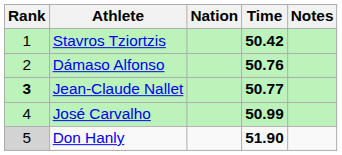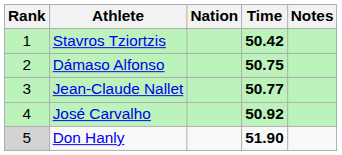(264, 65) 50.76 -> (264, 65) 50.75
(27, 89) bold -> (27, 89) normal
(264, 114) 50.99 -> (264, 114) 50.92
